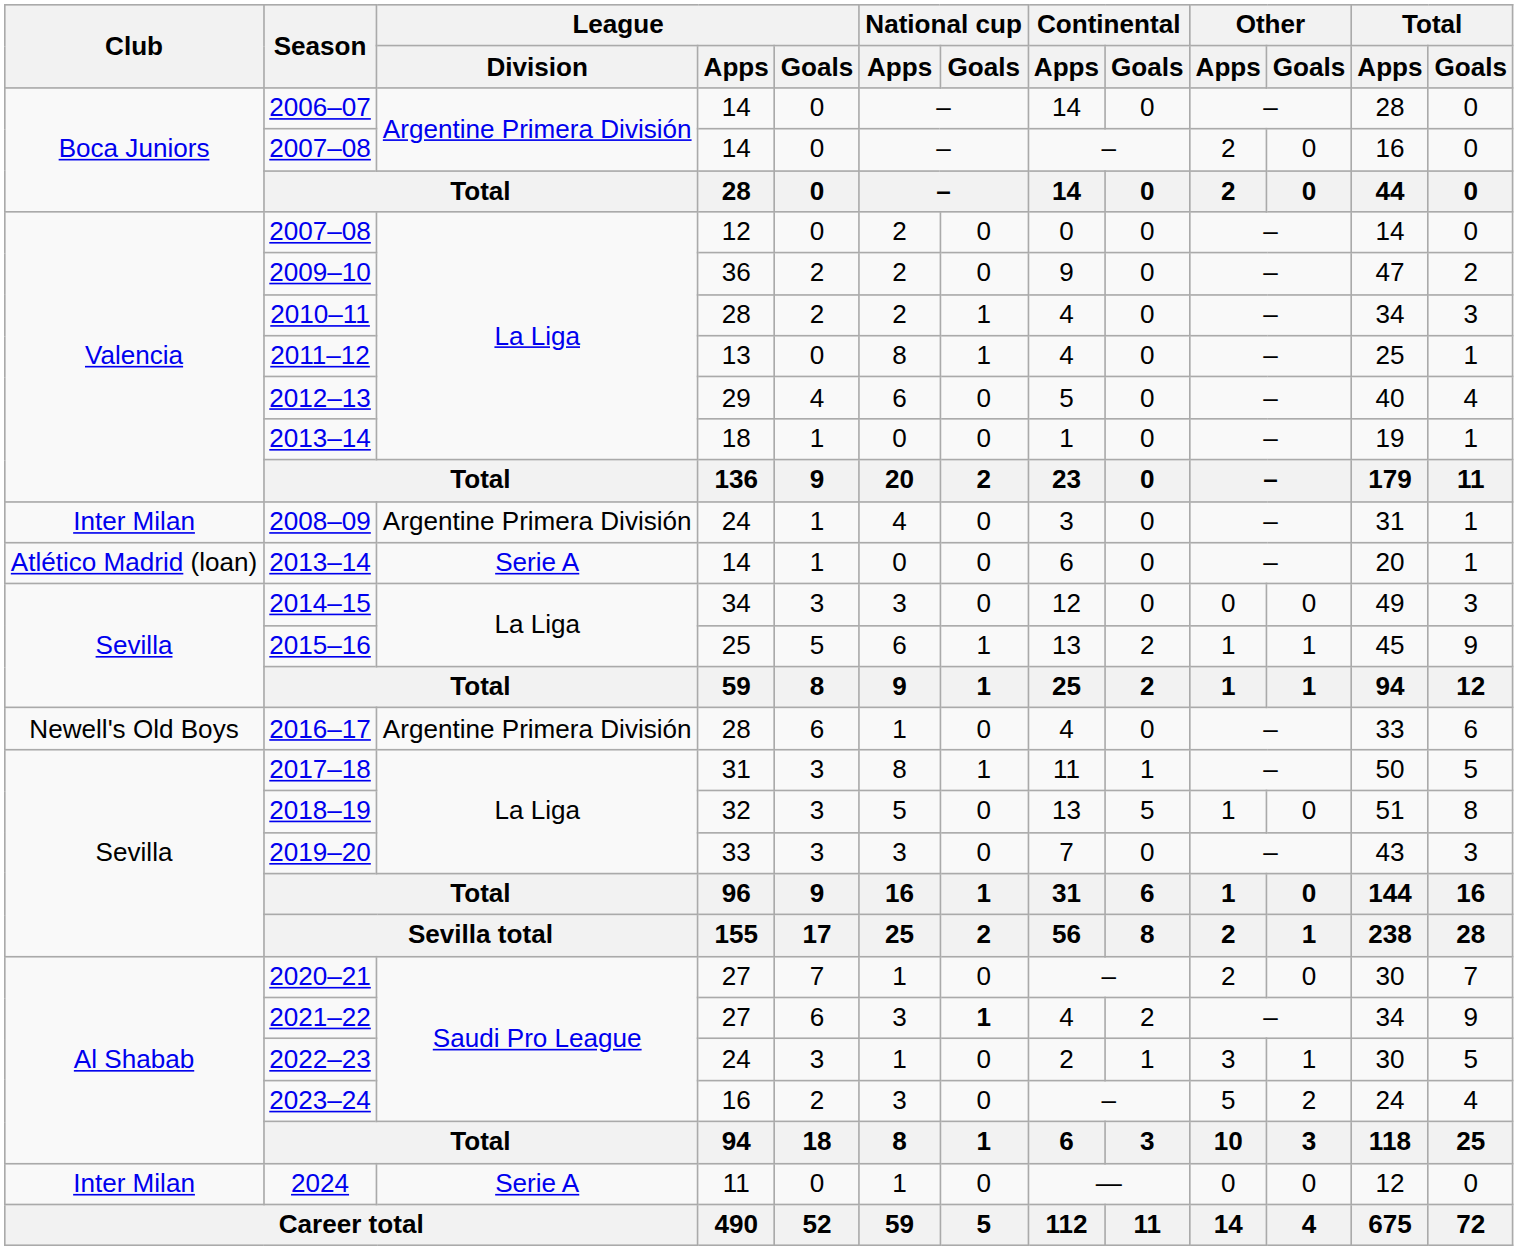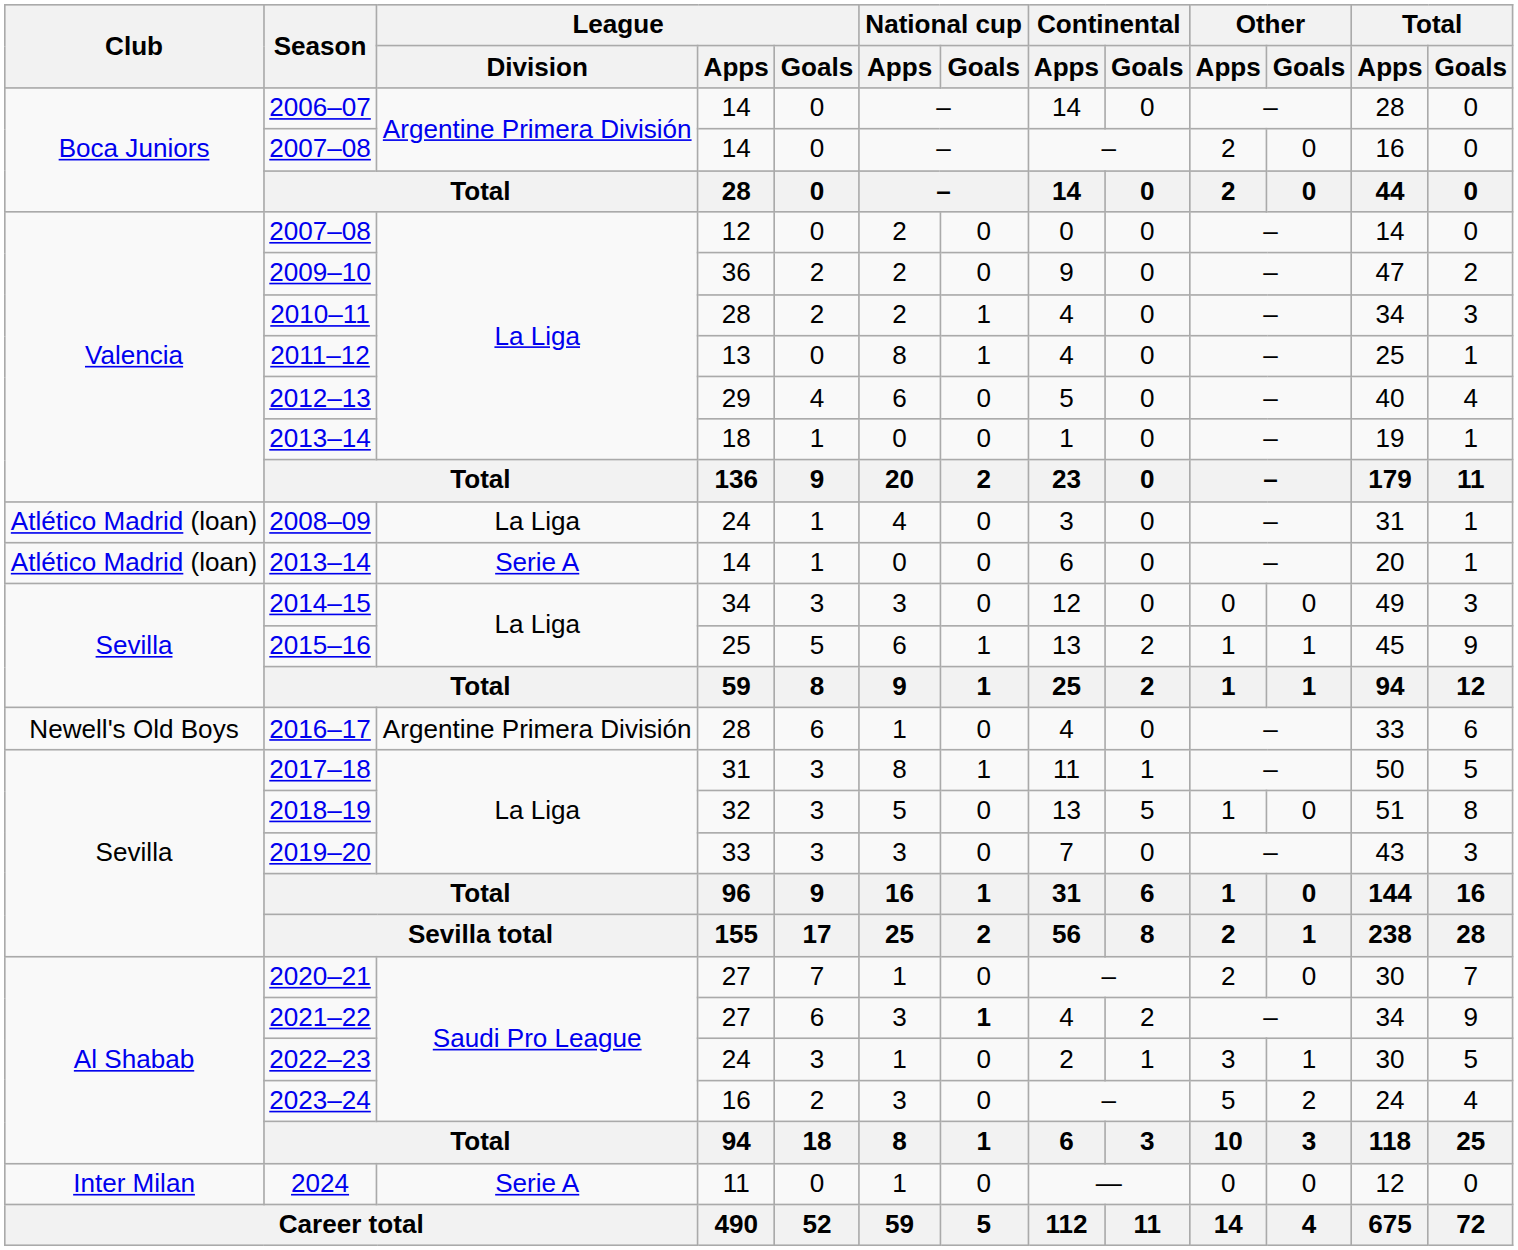(134, 521) Inter Milan -> (134, 521) Atlético Madrid (loan)
(537, 521) Argentine Primera División -> (537, 521) La Liga
